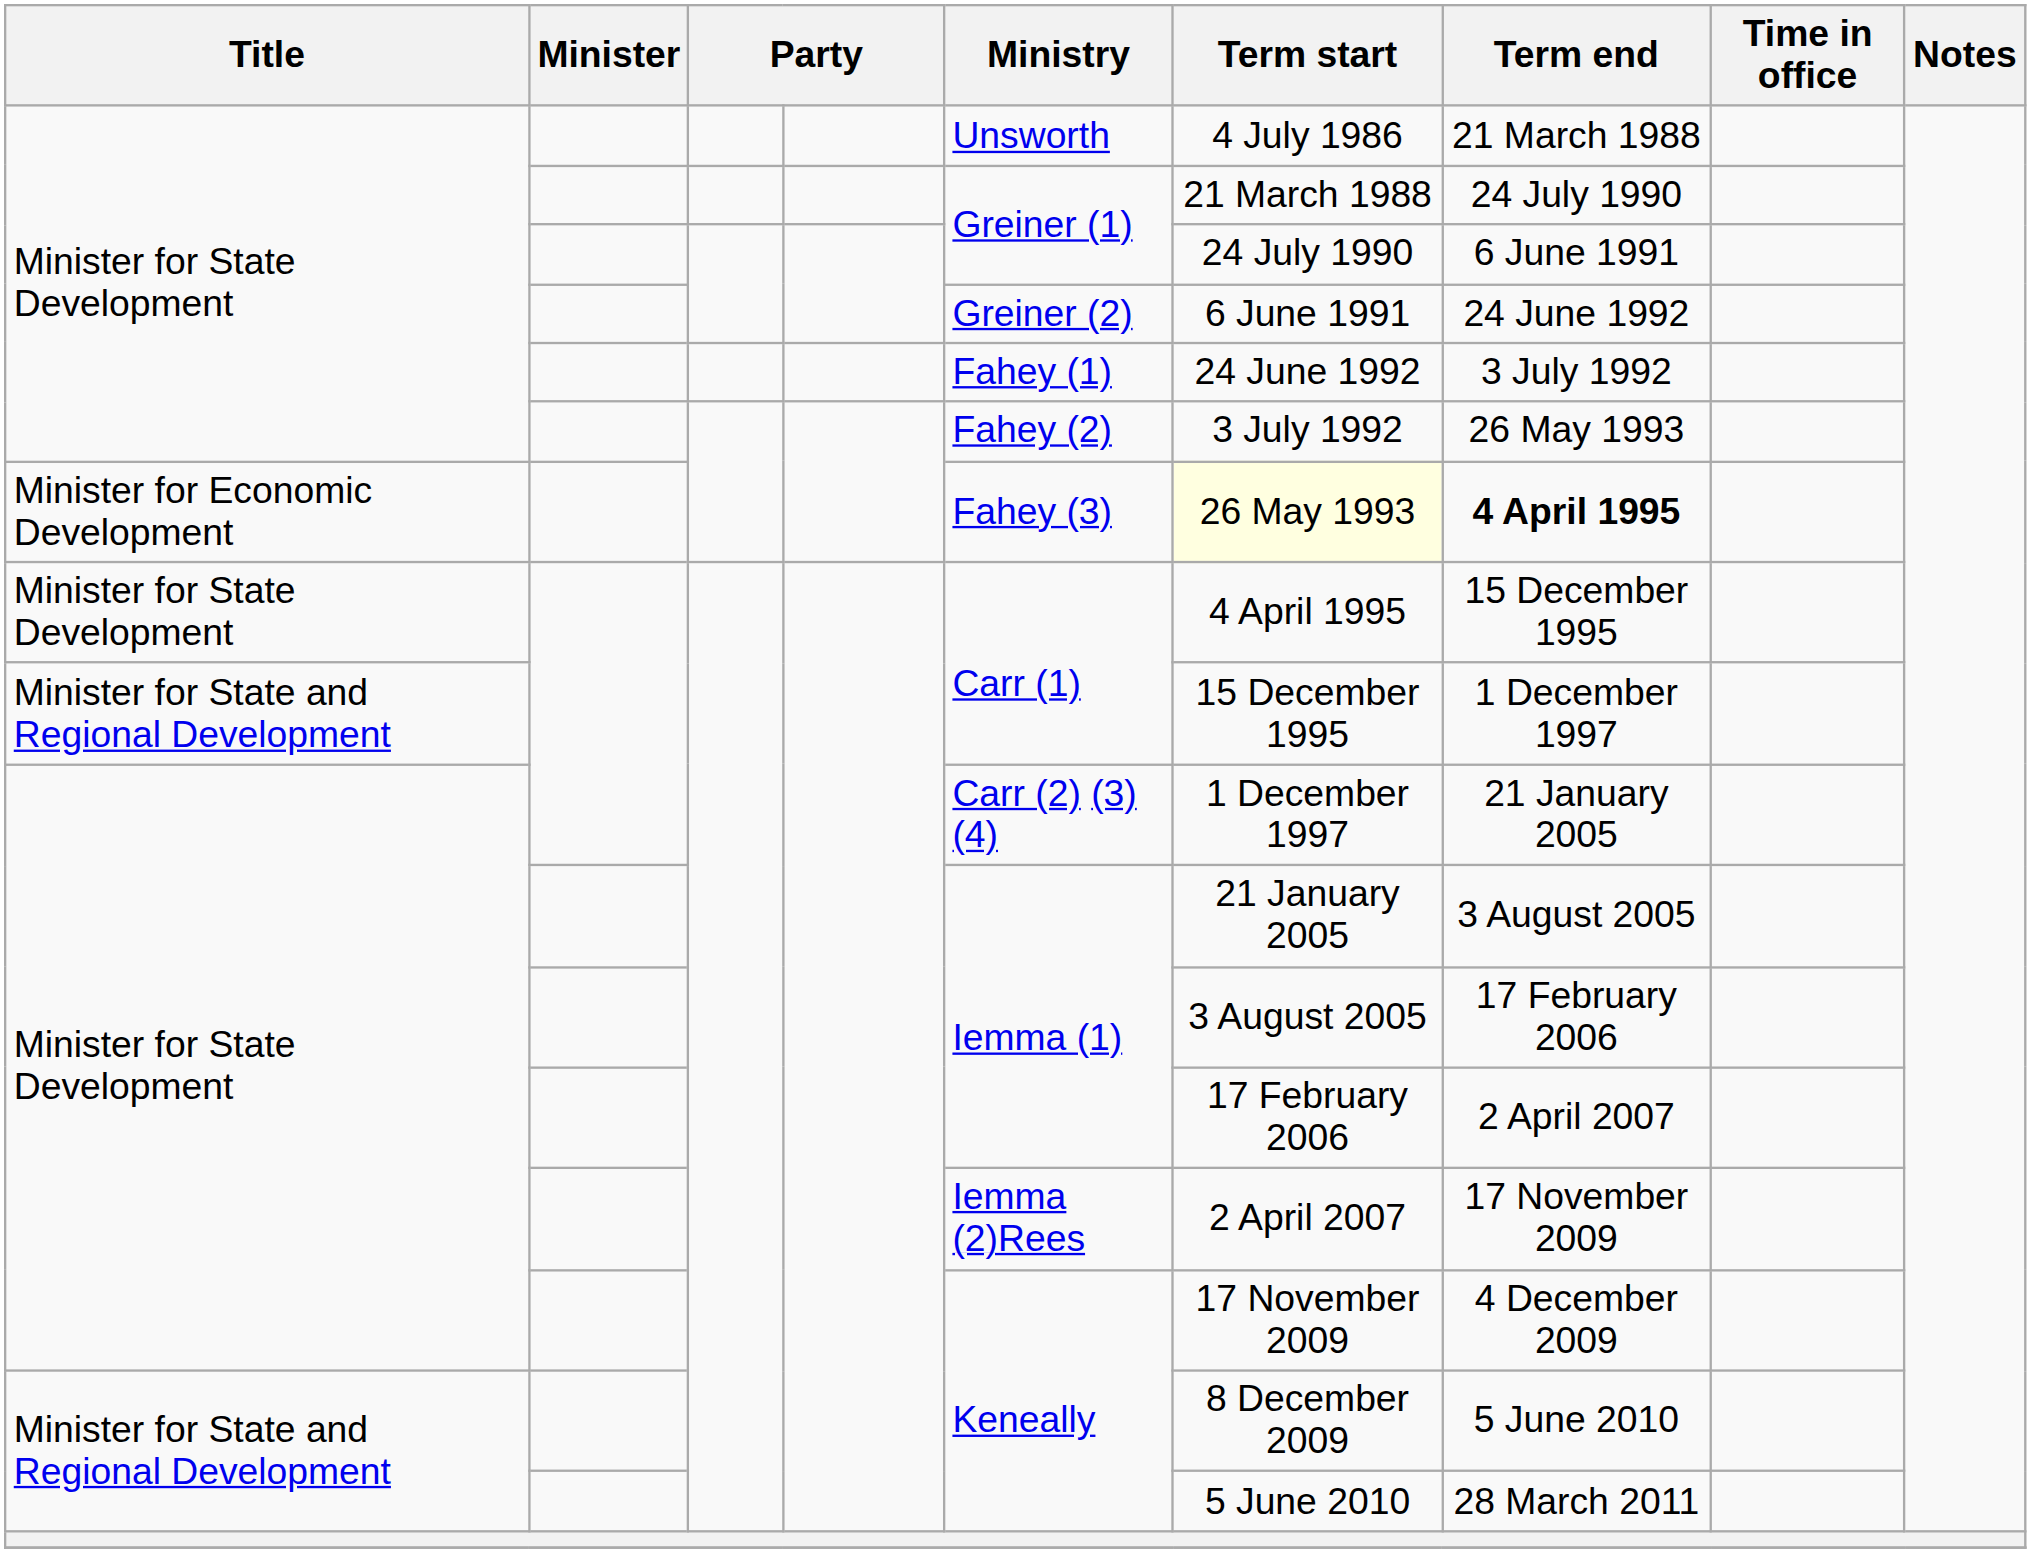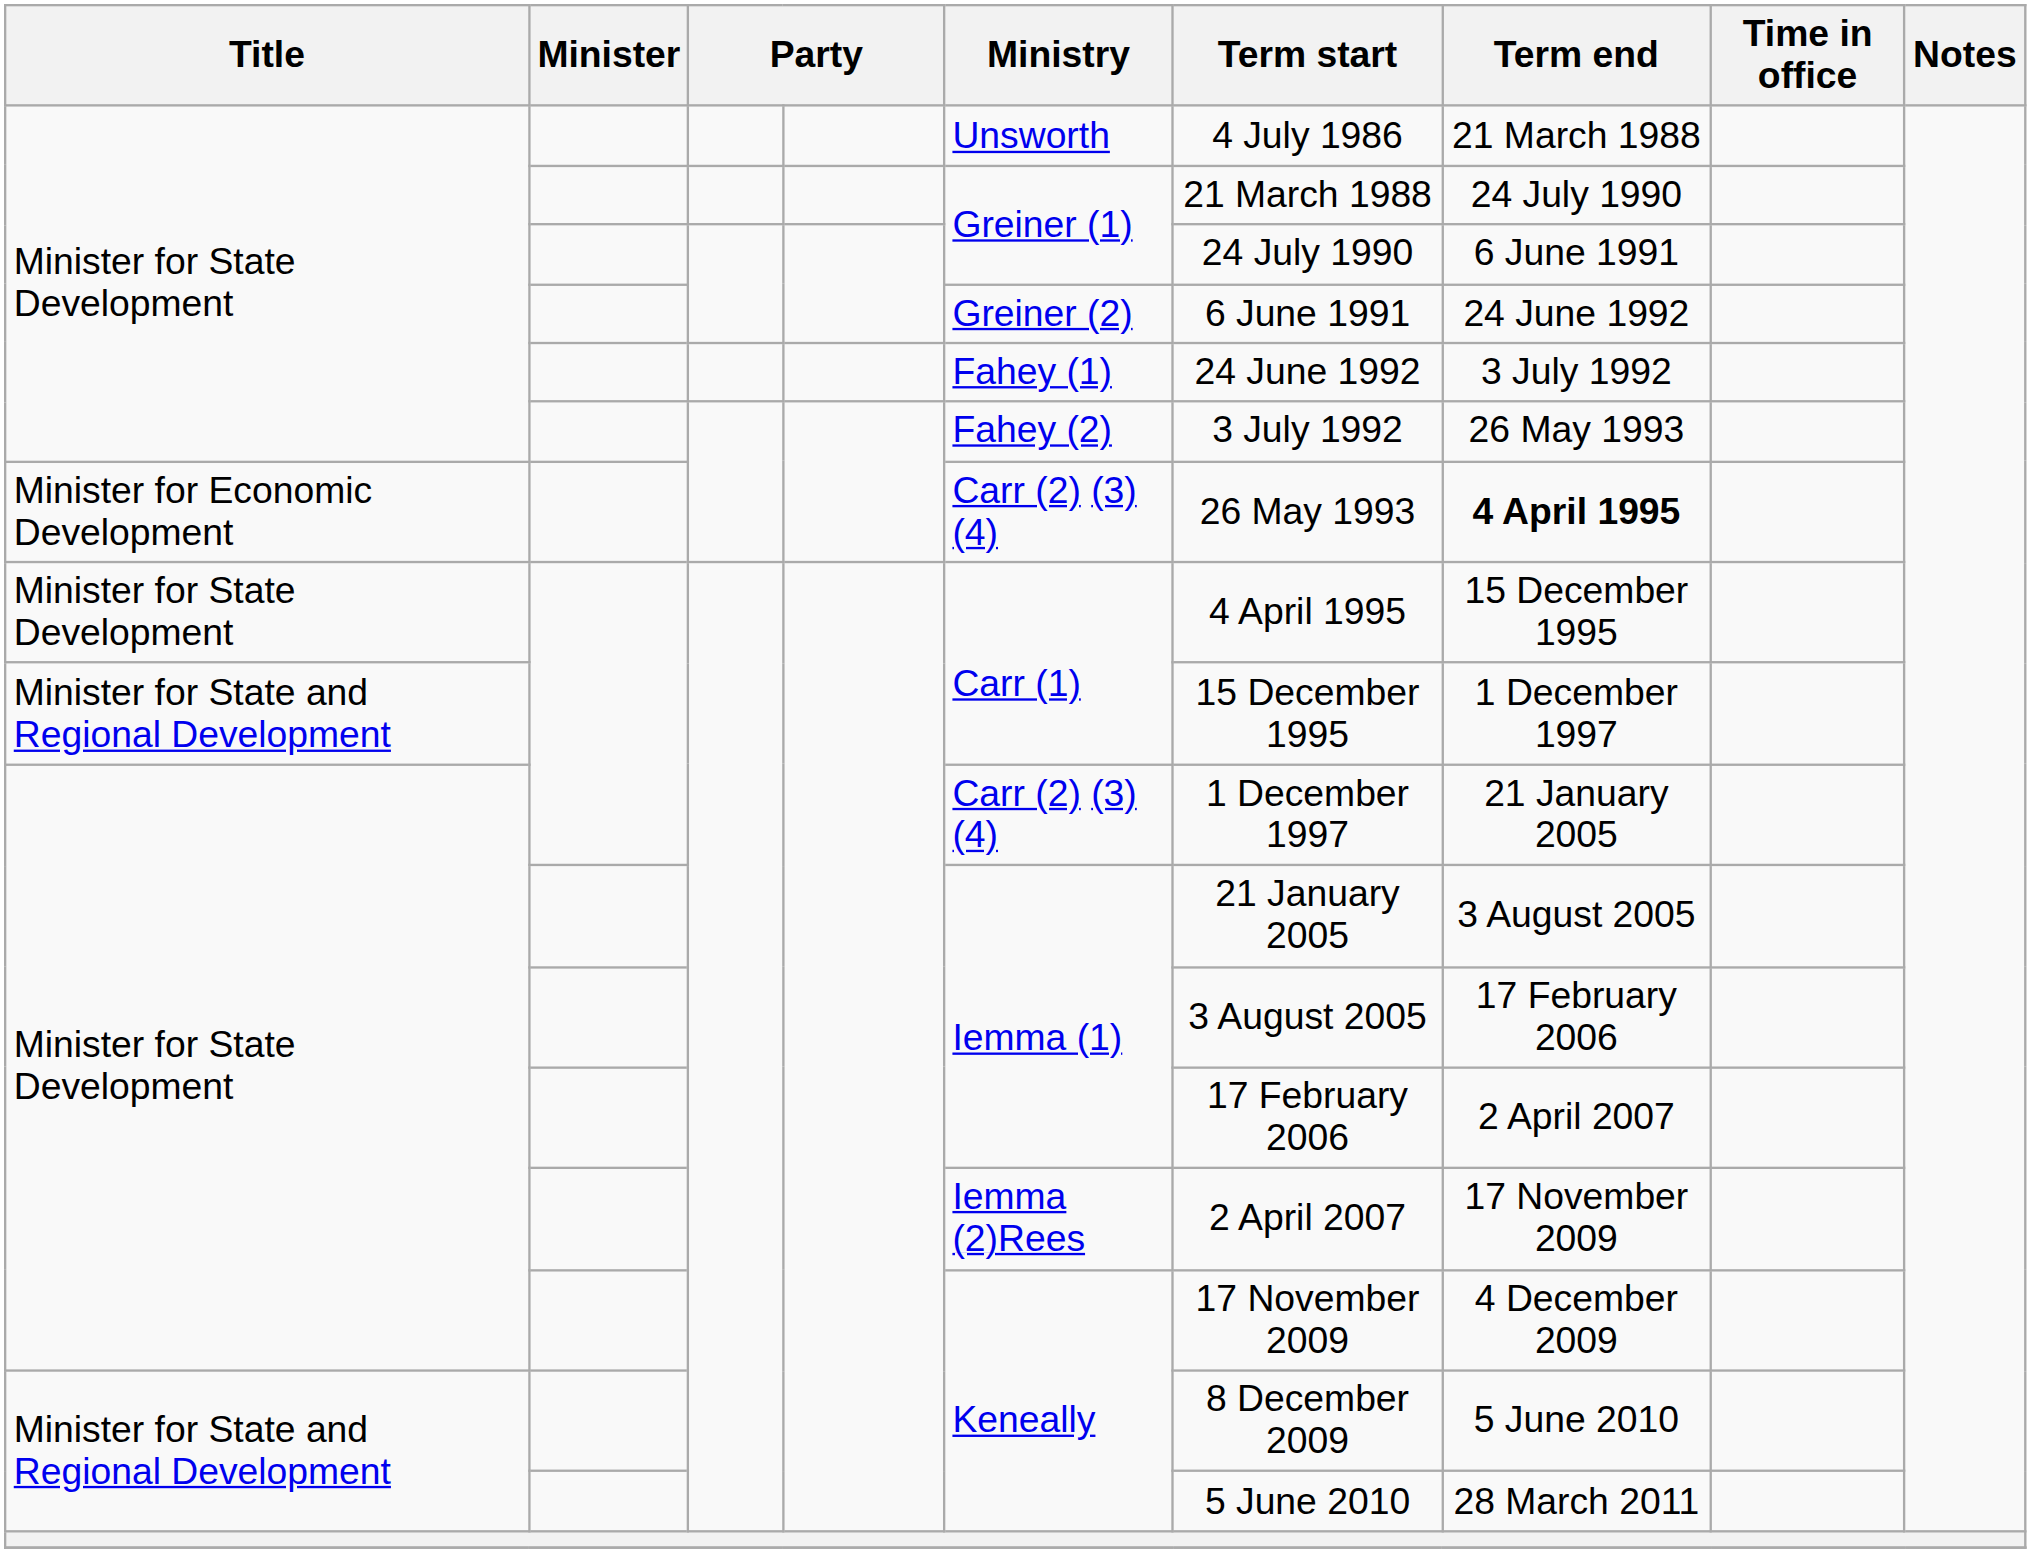(1032, 510) Fahey (3) -> (1045, 510) Carr (2) (3) (4)
(1308, 510) lightyellow background -> (1308, 510) no background
